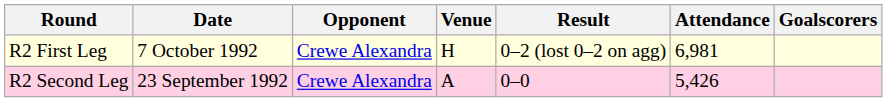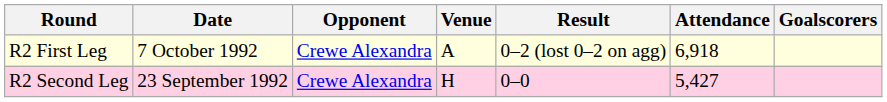(448, 50) H -> (448, 50) A
(697, 50) 6,981 -> (697, 50) 6,918
(448, 81) A -> (448, 81) H
(697, 81) 5,426 -> (697, 81) 5,427
